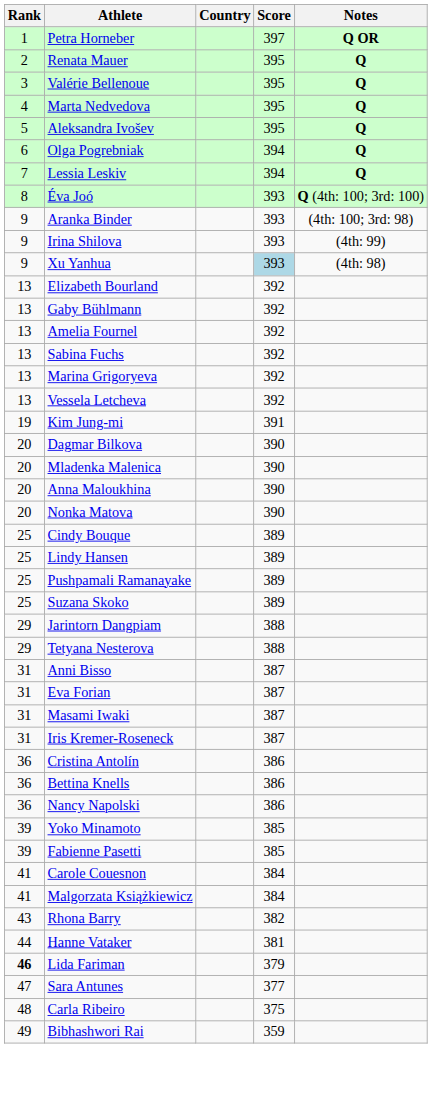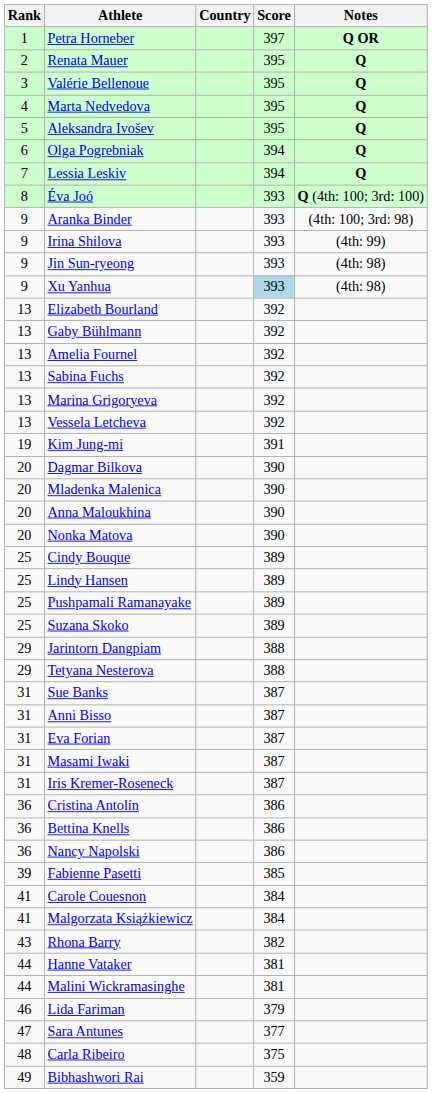+ row: (91, 264)
+ row: (78, 693)
- row: (94, 828)
+ row: (116, 986)
(24, 964) bold -> (24, 1009) normal
